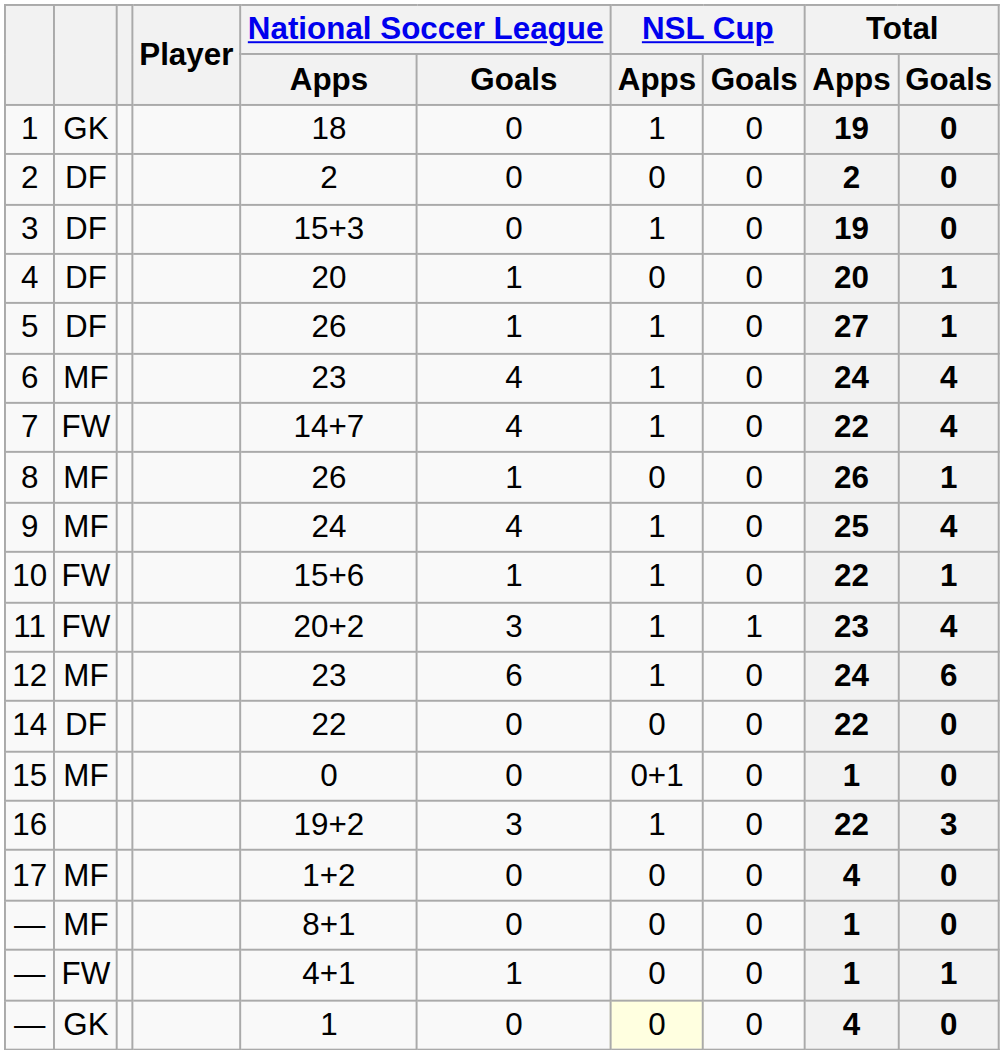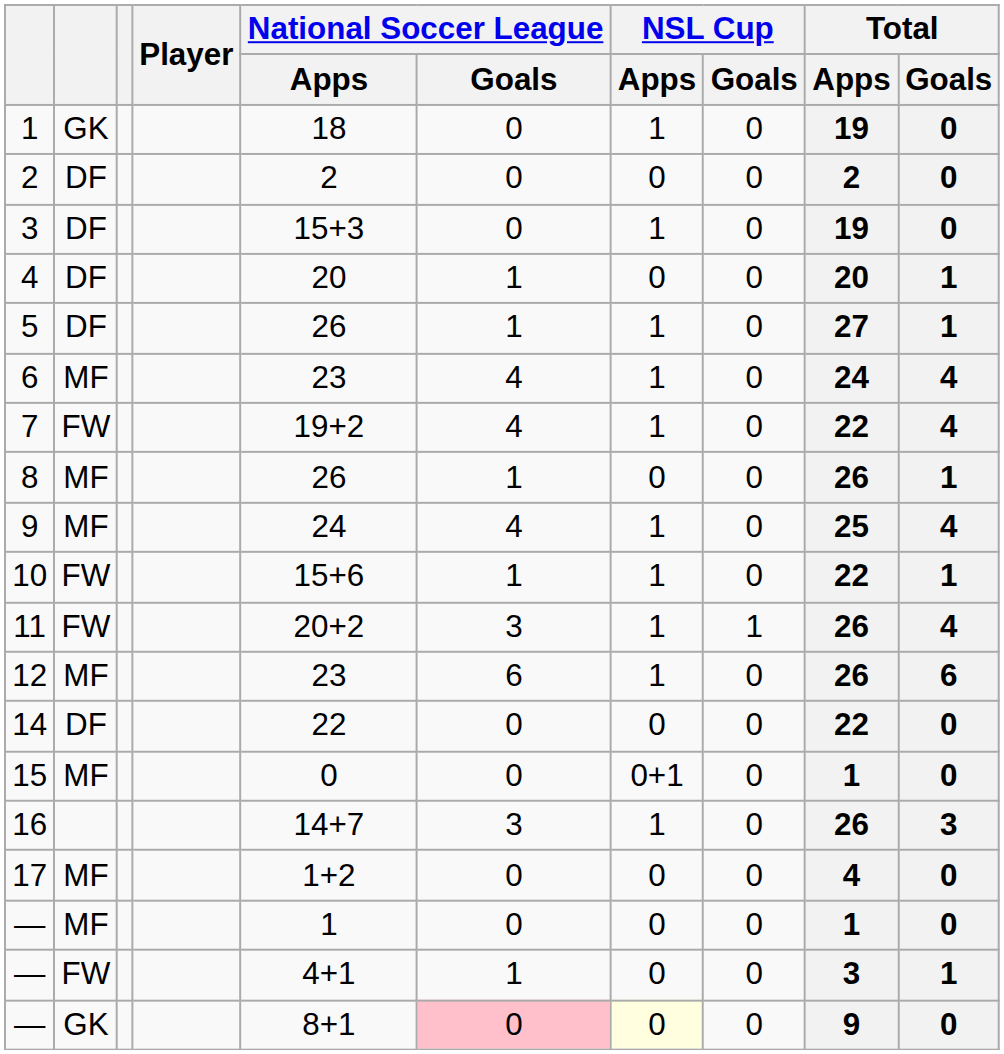(329, 427) 14+7 -> (329, 427) 19+2
(851, 626) 23 -> (851, 626) 26
(851, 675) 24 -> (851, 675) 26
(329, 825) 19+2 -> (329, 825) 14+7
(851, 825) 22 -> (851, 825) 26
(329, 924) 8+1 -> (329, 924) 1
(851, 974) 1 -> (851, 974) 3
(329, 1024) 1 -> (329, 1024) 8+1
(514, 1024) no background -> (514, 1024) pink background
(851, 1024) 4 -> (851, 1024) 9
